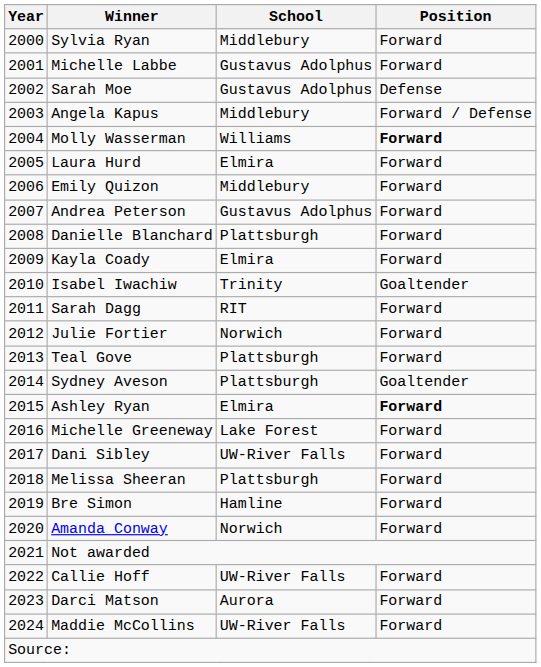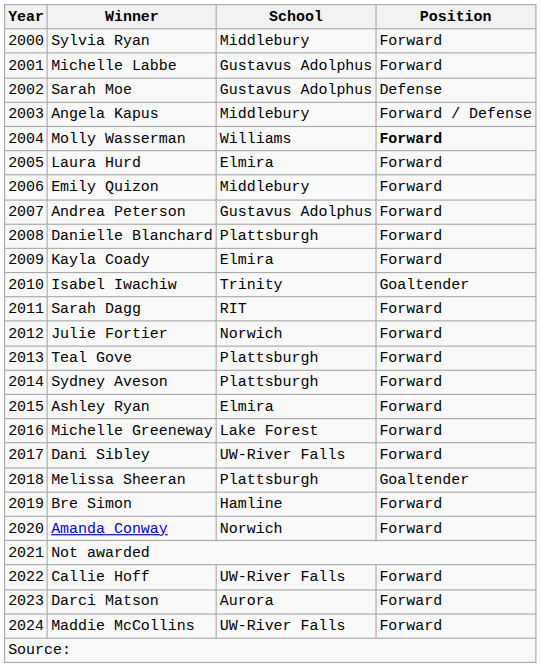(424, 382) Goaltender -> (411, 382) Forward
(411, 407) bold -> (411, 407) normal
(411, 480) Forward -> (424, 480) Goaltender
